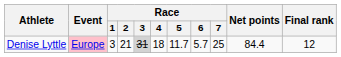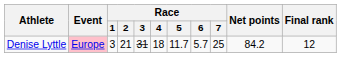(142, 45) lightgrey background -> (142, 45) no background
(254, 45) 84.4 -> (254, 45) 84.2
